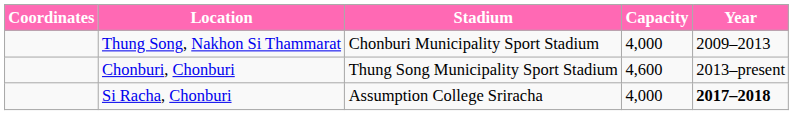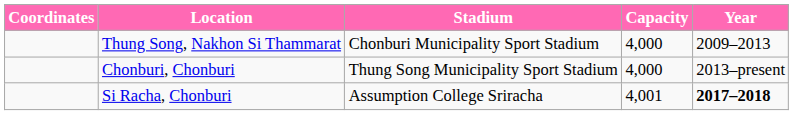(644, 69) 4,600 -> (644, 69) 4,000
(644, 95) 4,000 -> (644, 95) 4,001
